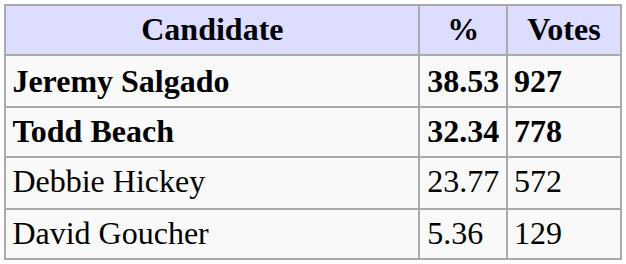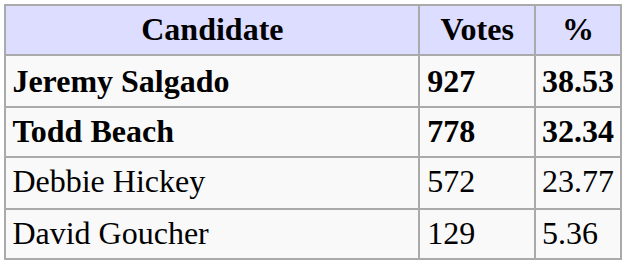columns swapped: (564, 29) <-> (463, 29)
